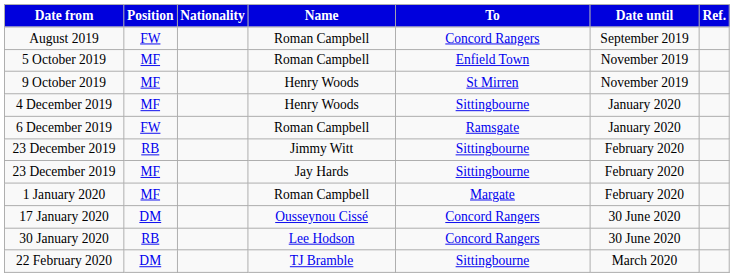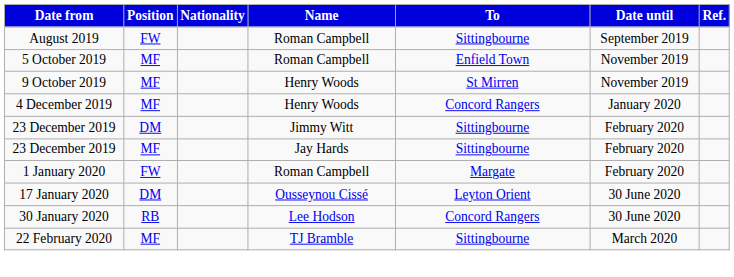(492, 38) Concord Rangers -> (492, 38) Sittingbourne
(492, 105) Sittingbourne -> (492, 105) Concord Rangers
- row: (64, 127)
(150, 150) RB -> (150, 127) DM
(150, 194) MF -> (150, 172) FW
(492, 216) Concord Rangers -> (492, 194) Leyton Orient
(150, 261) DM -> (150, 239) MF
